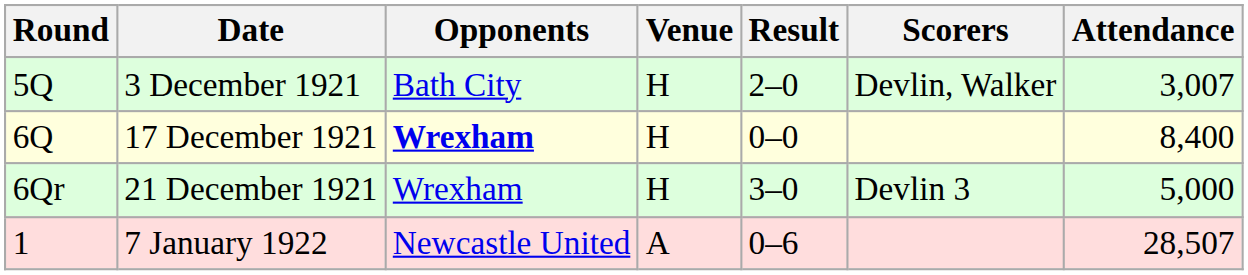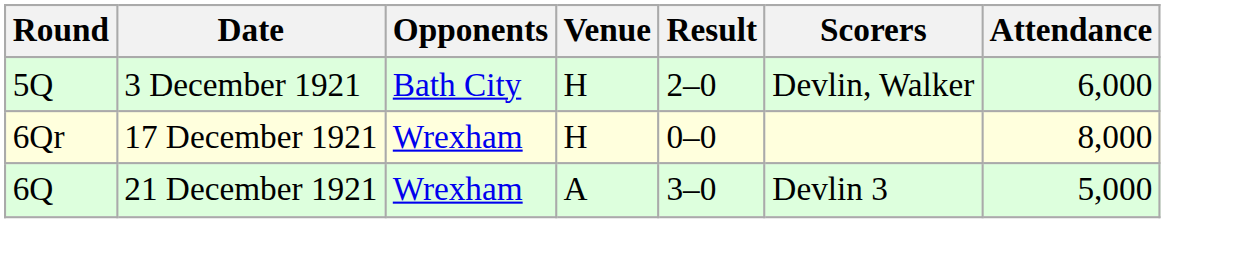(1197, 83) 3,007 -> (1115, 83) 6,000
(33, 136) 6Q -> (39, 136) 6Qr
(463, 136) bold -> (458, 136) normal
(1197, 136) 8,400 -> (1115, 136) 8,000
(39, 189) 6Qr -> (33, 189) 6Q
(658, 189) H -> (576, 189) A
- row: (226, 242)
